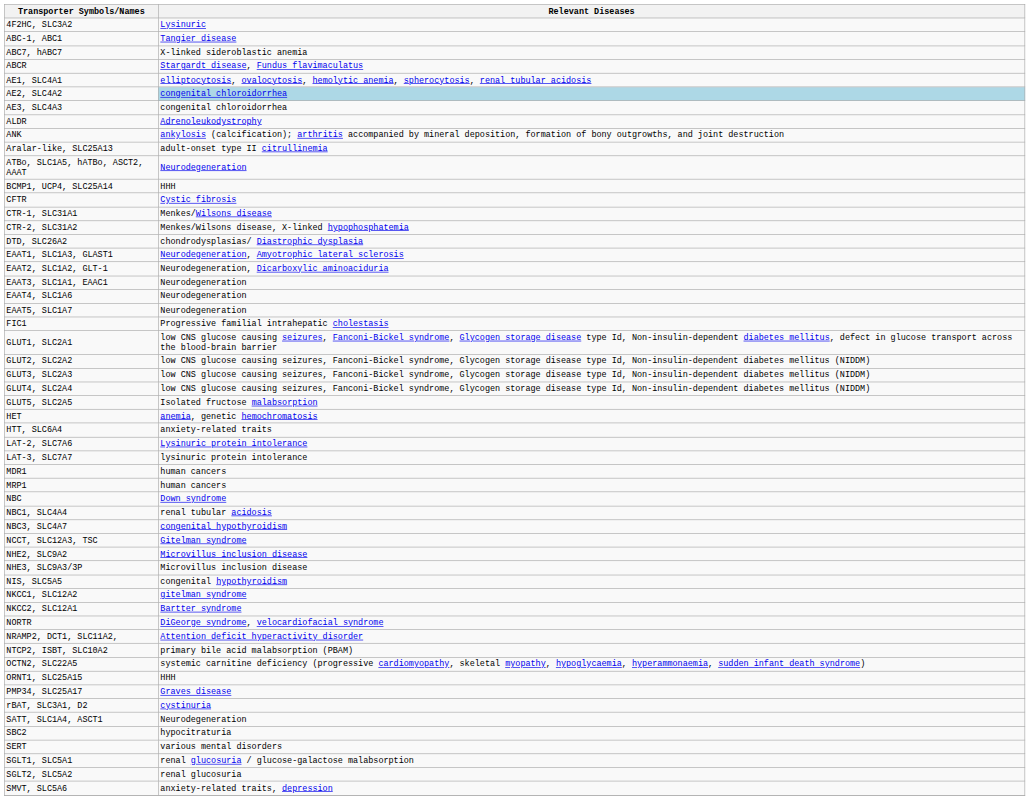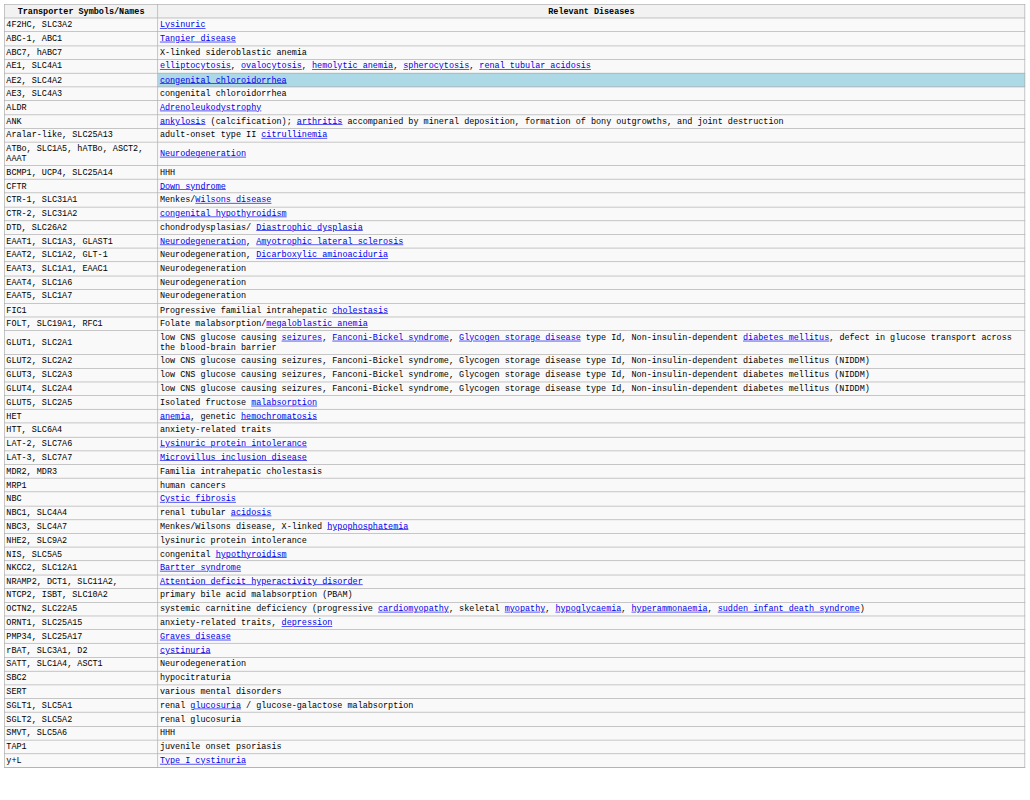- row: (16, 66)
(198, 200) Cystic fibrosis -> (193, 186) Down syndrome
(285, 228) Menkes/Wilsons disease, X-linked hypophosphatemia -> (223, 214) congenital hypothyroidism
+ row: (55, 324)
(234, 458) lysinuric protein intolerance -> (233, 458) Microvillus inclusion disease
- row: (16, 471)
+ row: (32, 471)
(193, 499) Down syndrome -> (198, 499) Cystic fibrosis
(224, 526) congenital hypothyroidism -> (284, 526) Menkes/Wilsons disease, X-linked hypophosphatemia
- row: (52, 540)
(234, 554) Microvillus inclusion disease -> (233, 540) lysinuric protein intolerance
- row: (44, 568)
- row: (42, 595)
- row: (19, 623)
(168, 678) HHH -> (246, 623) anxiety-related traits, depression
(247, 788) anxiety-related traits, depression -> (167, 733) HHH
+ row: (16, 747)
+ row: (14, 761)
